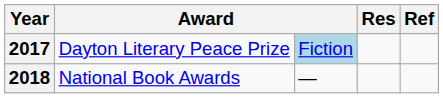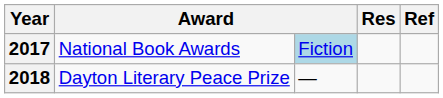(174, 48) Dayton Literary Peace Prize -> (149, 48) National Book Awards
(149, 78) National Book Awards -> (174, 78) Dayton Literary Peace Prize
